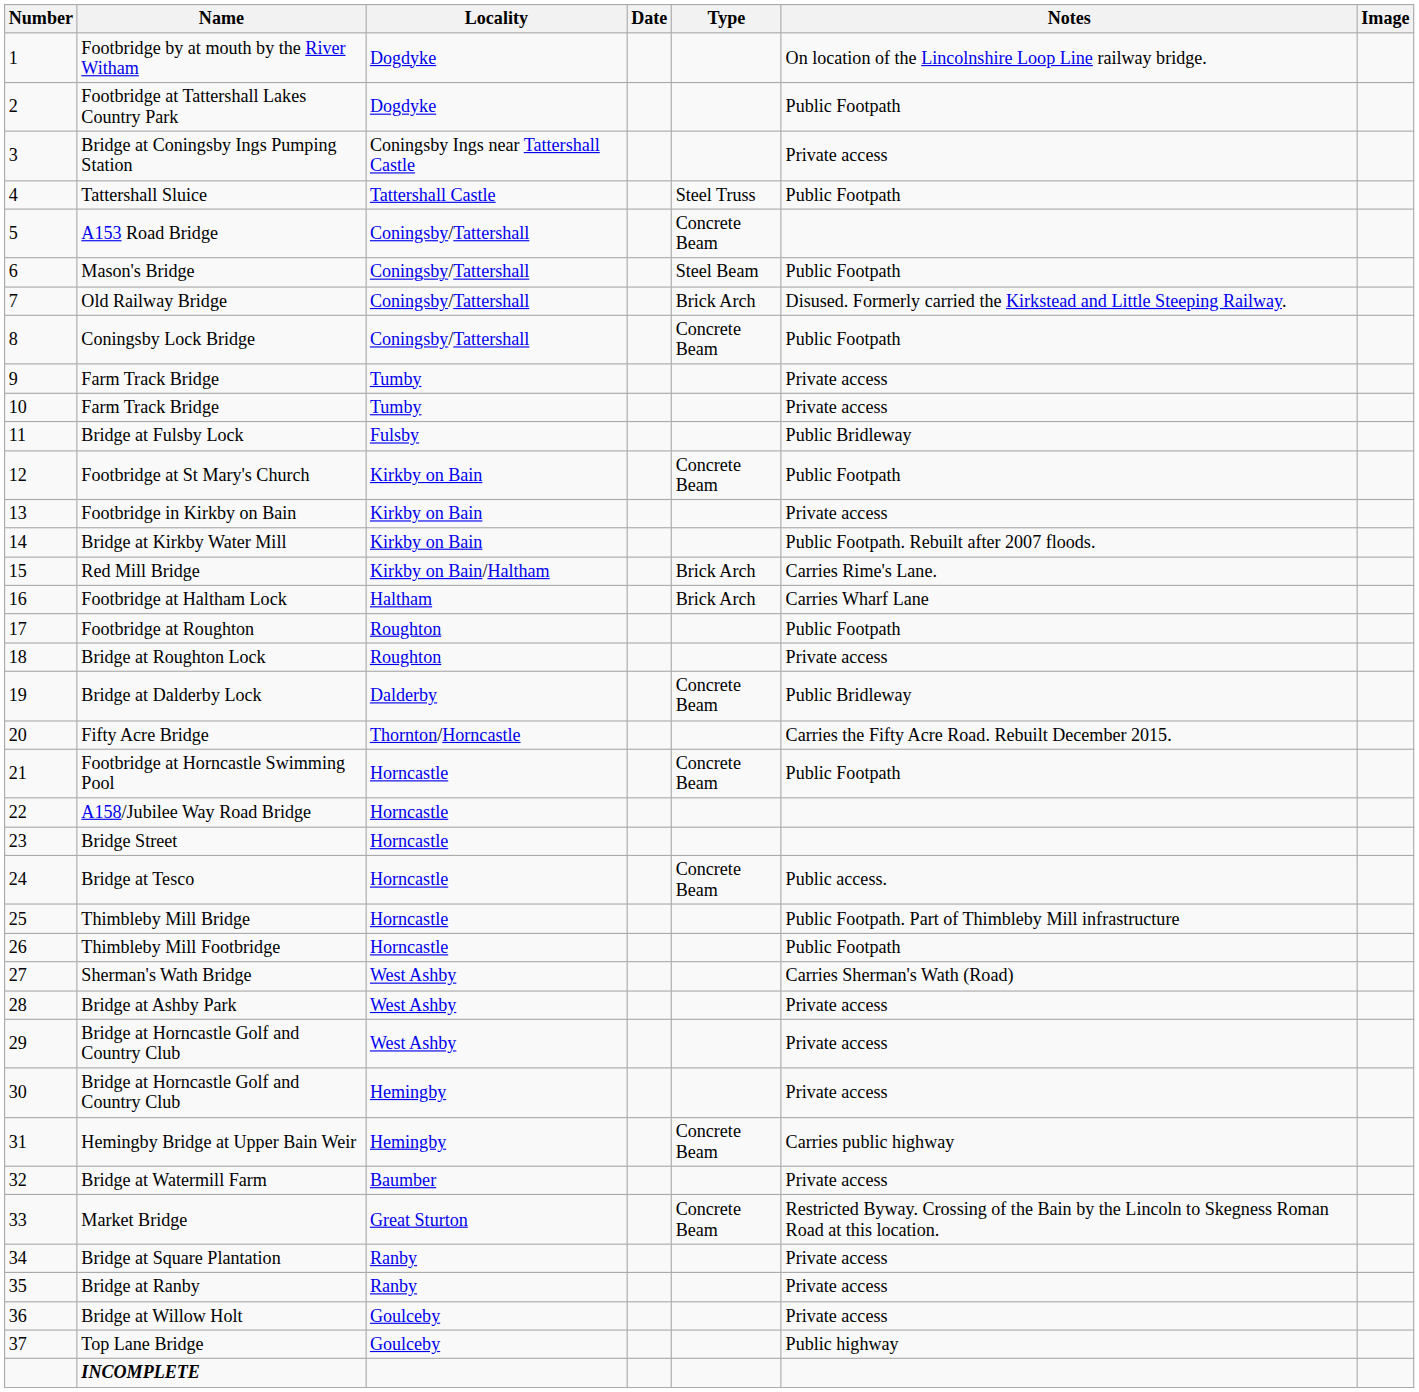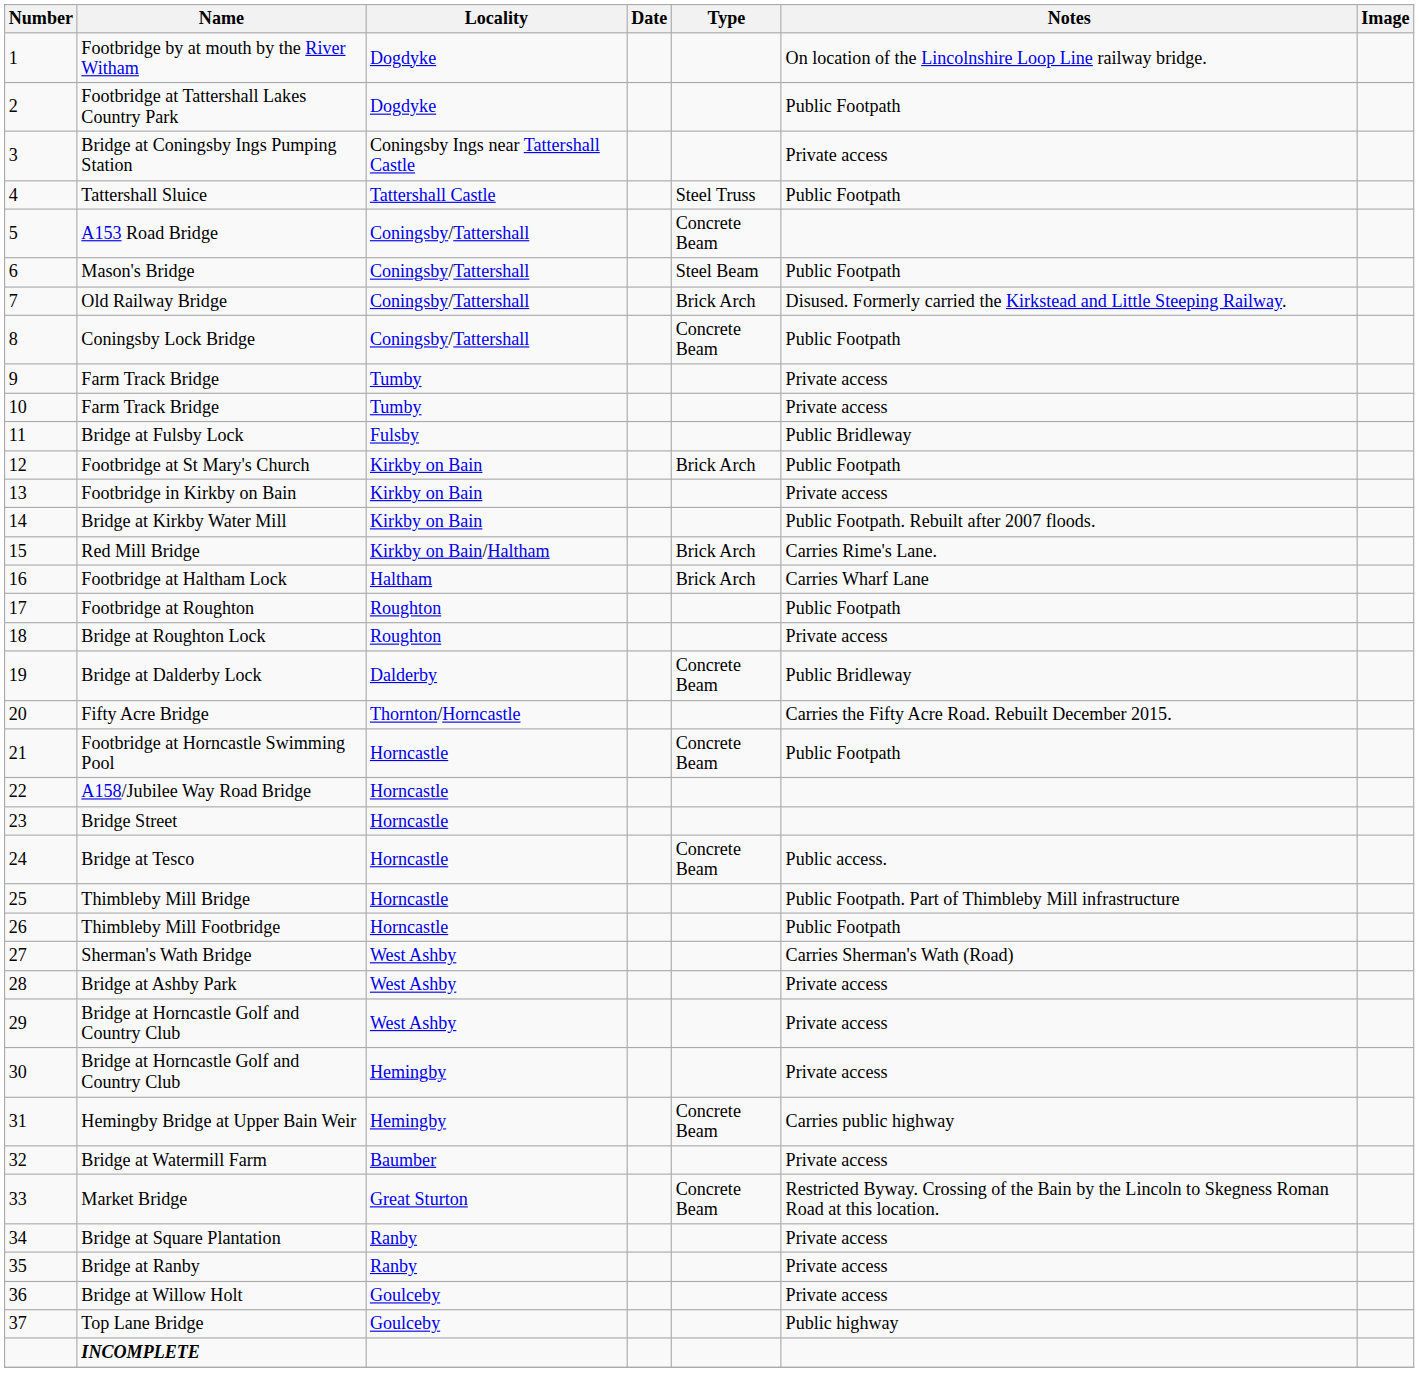(708, 474) Concrete Beam -> (716, 464) Brick Arch
